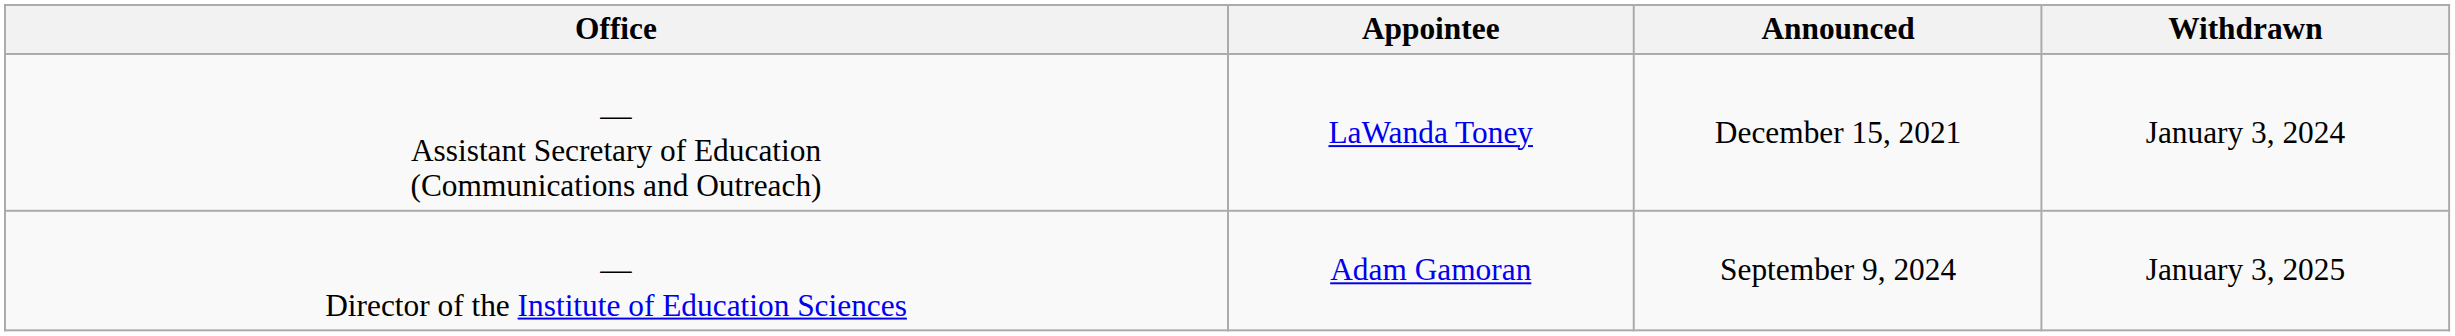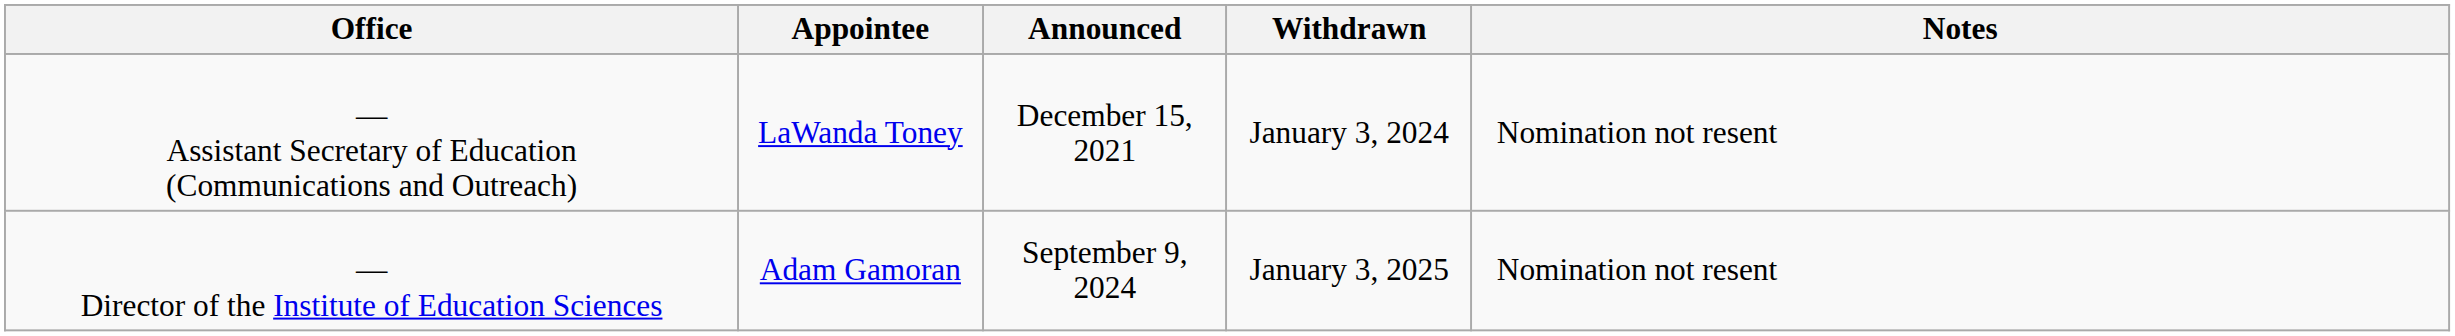+ column: (1960, 29)
